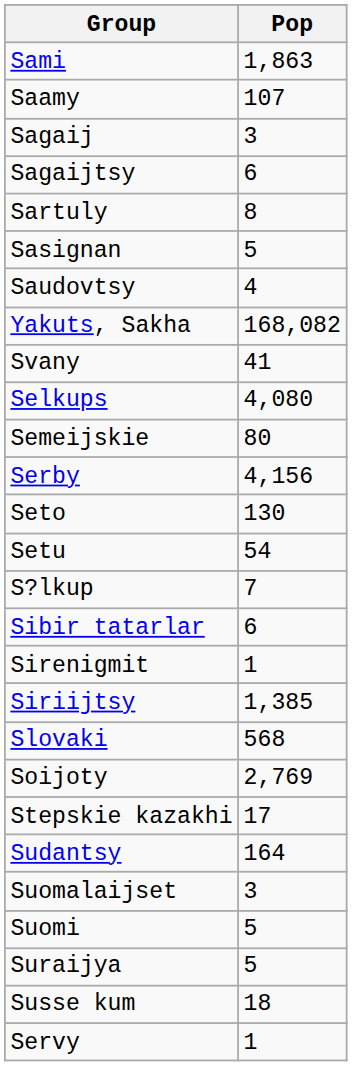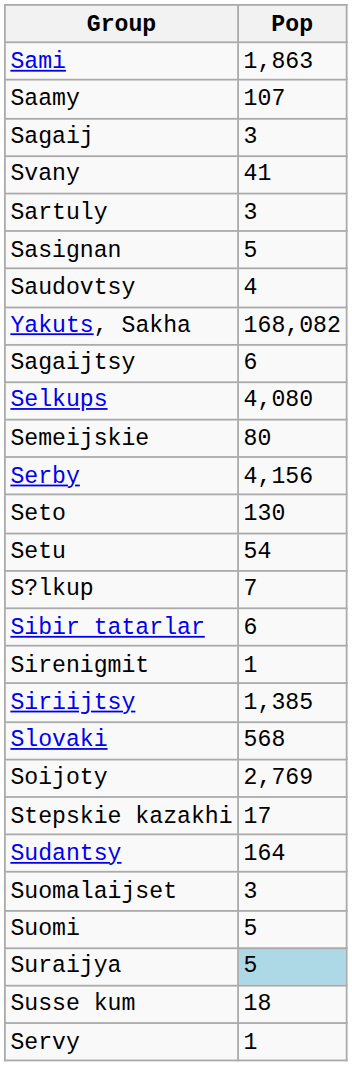rows swapped: (73, 175) <-> (45, 363)
(251, 212) 8 -> (251, 212) 3
(251, 967) no background -> (251, 967) lightblue background
